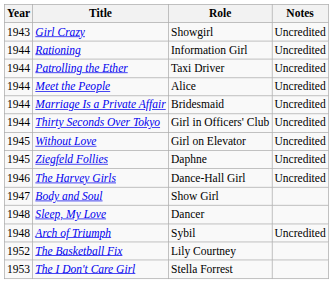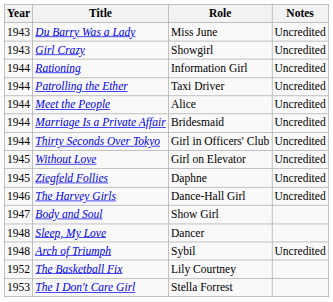+ row: (85, 31)
